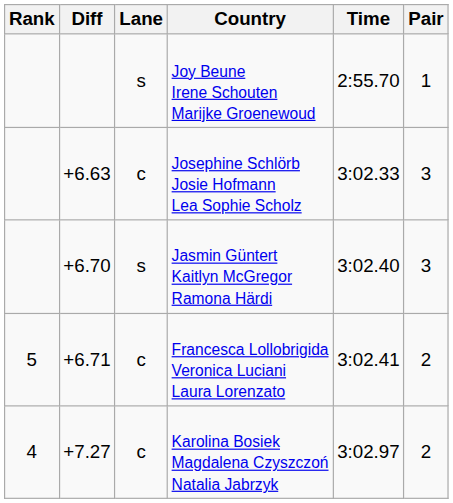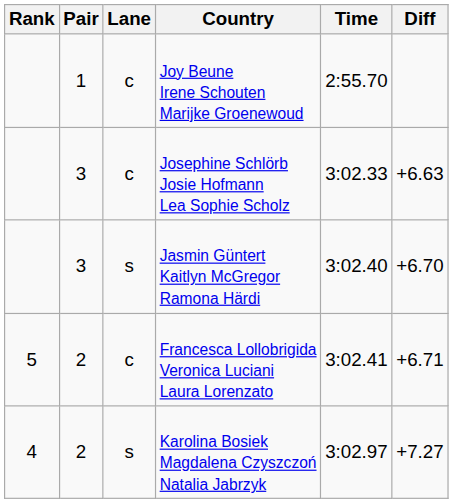columns swapped: (426, 19) <-> (87, 19)
(141, 80) s -> (129, 80) c
(141, 452) c -> (129, 452) s
